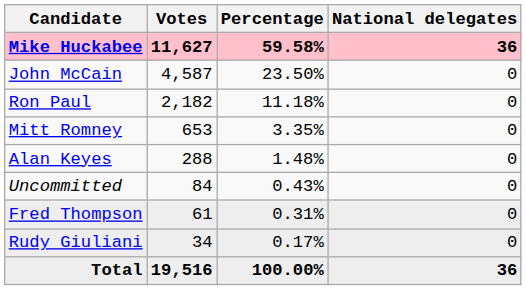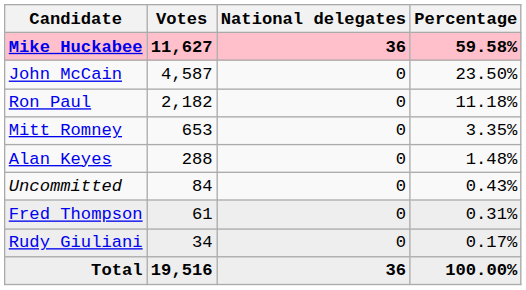columns swapped: (272, 19) <-> (425, 19)
